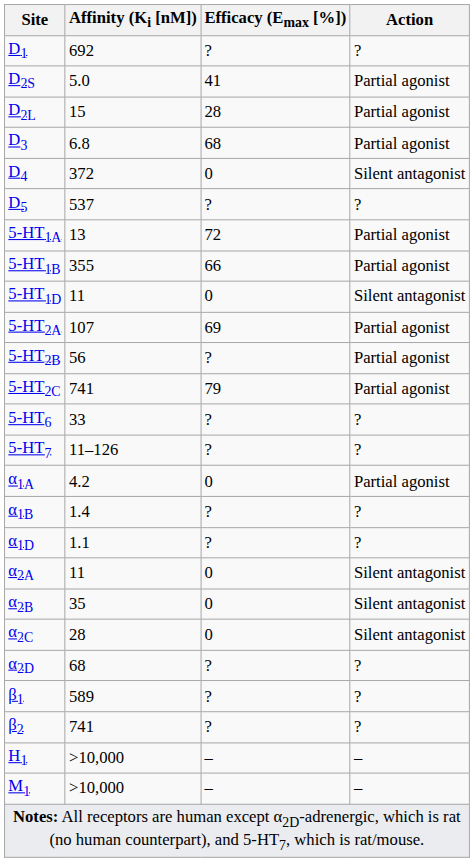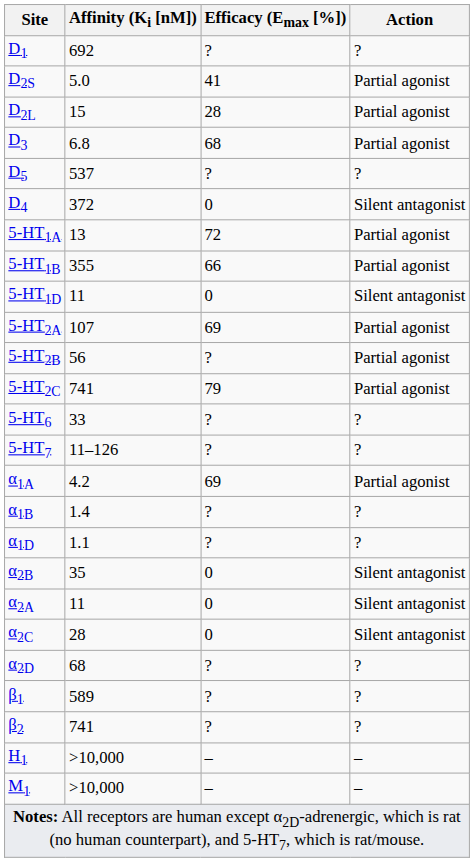rows swapped: (18, 173) <-> (18, 204)
(209, 481) 0 -> (213, 481) 69
rows swapped: (21, 573) <-> (21, 604)
